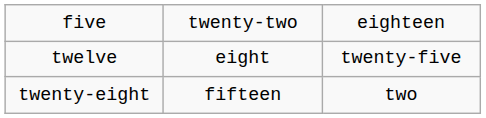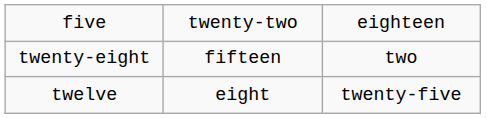rows swapped: (84, 95) <-> (84, 59)
